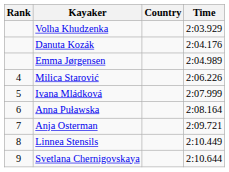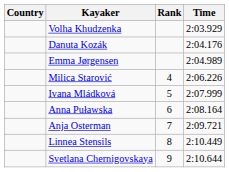columns swapped: (19, 12) <-> (163, 12)
